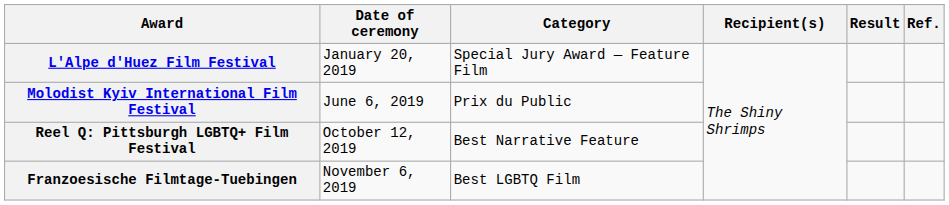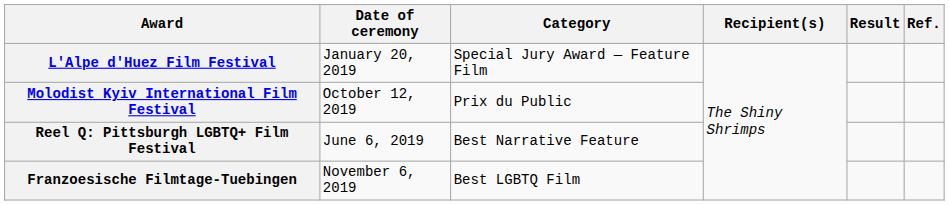(373, 102) June 6, 2019 -> (369, 102) October 12, 2019
(369, 141) October 12, 2019 -> (373, 141) June 6, 2019
